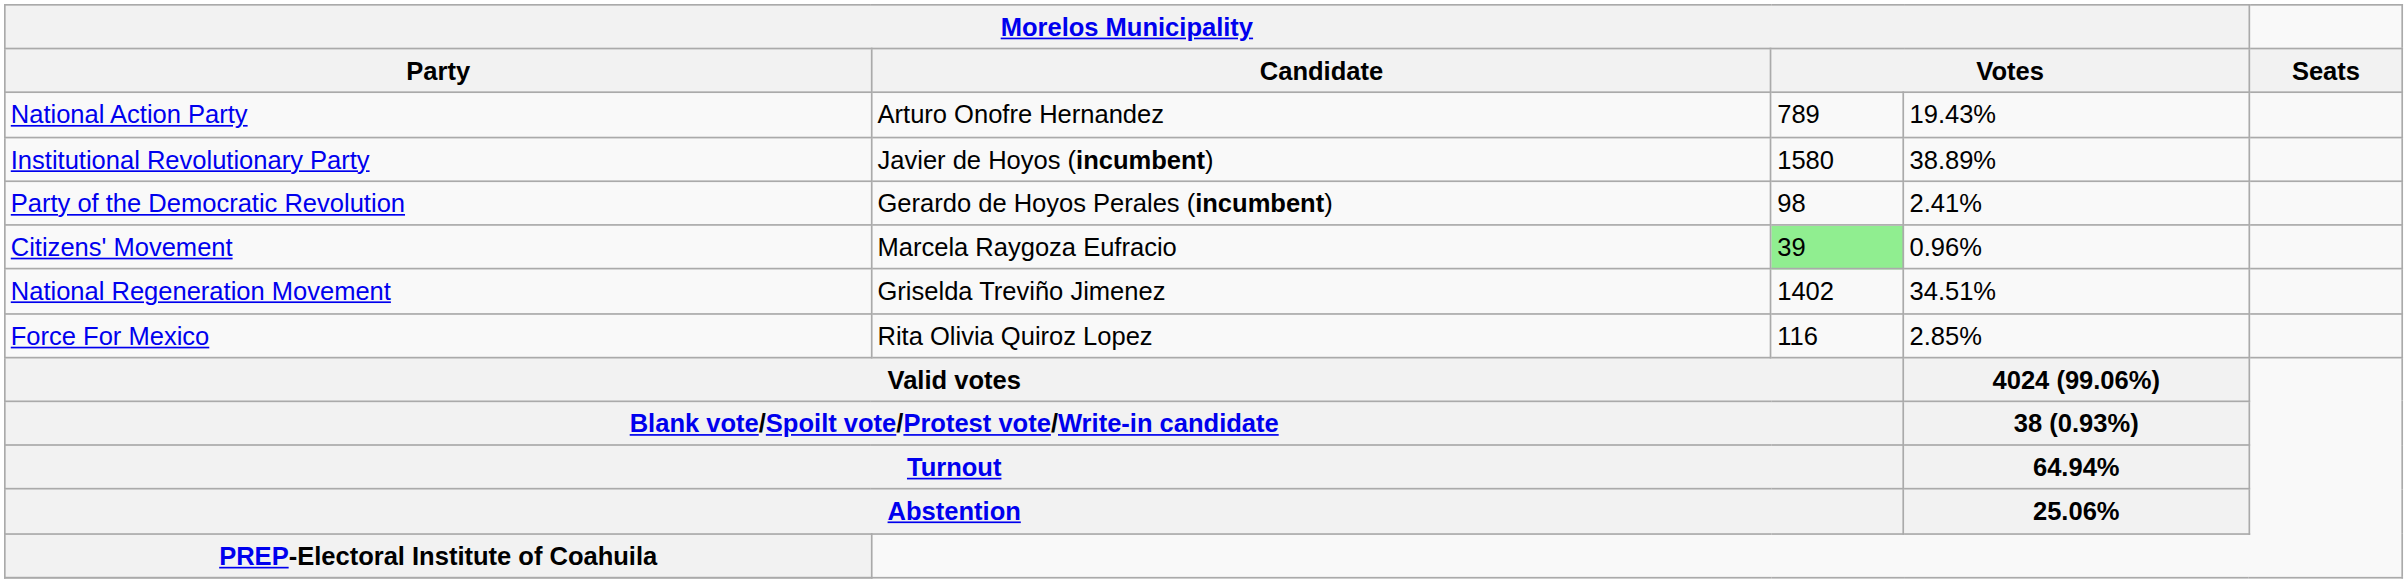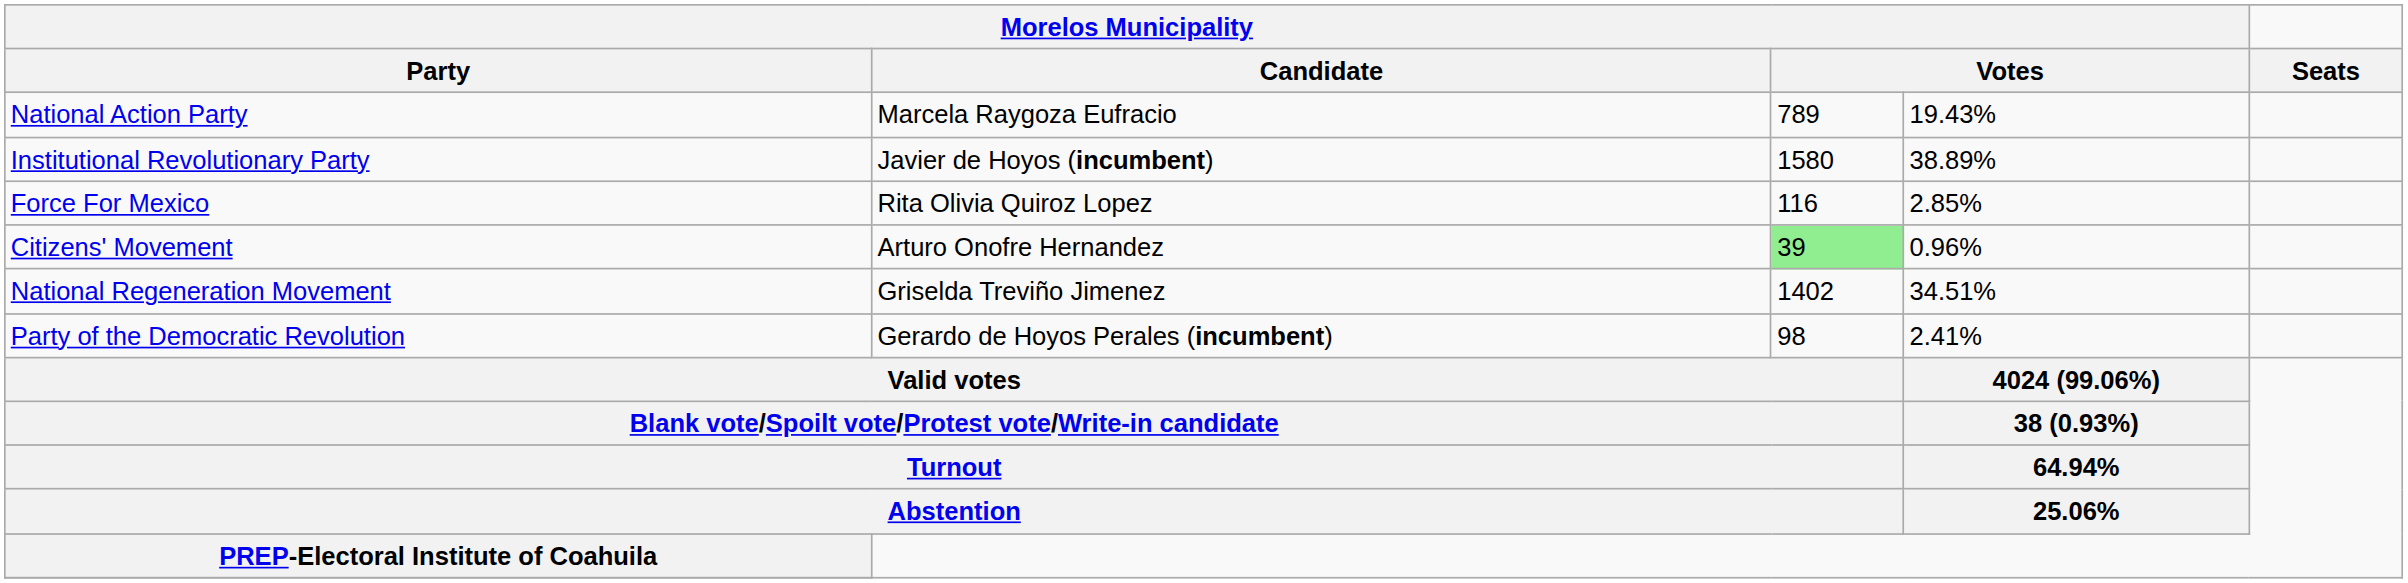(1021, 115) Arturo Onofre Hernandez -> (1027, 115) Marcela Raygoza Eufracio
rows swapped: (208, 203) <-> (110, 335)
(1027, 247) Marcela Raygoza Eufracio -> (1021, 247) Arturo Onofre Hernandez
